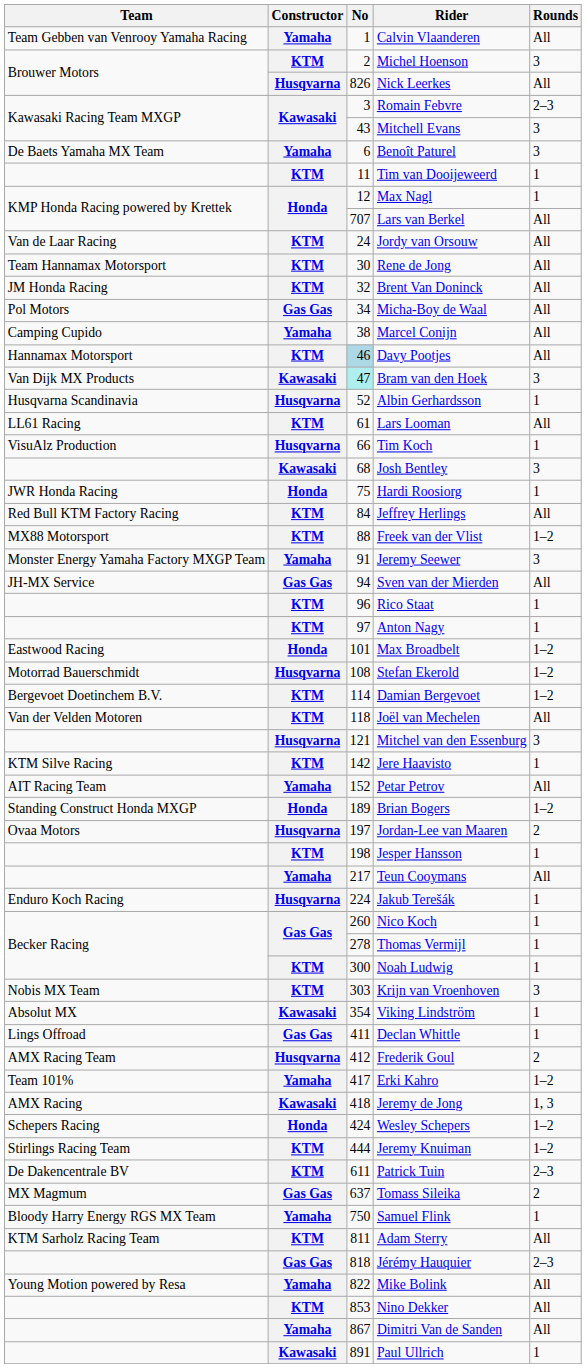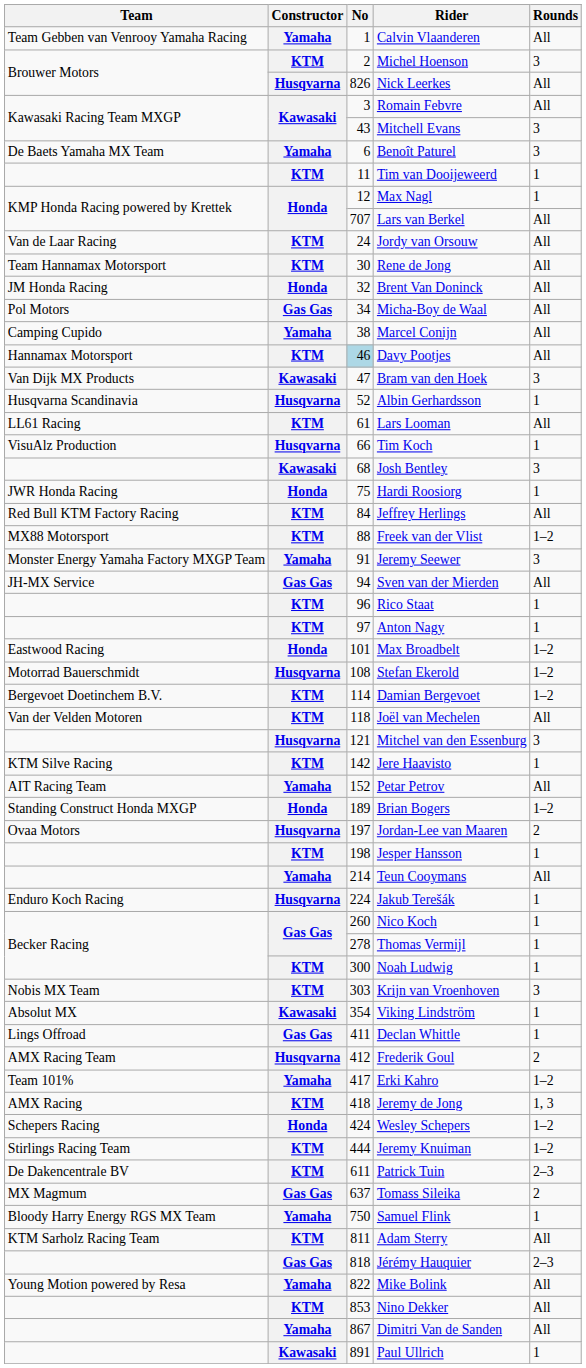(543, 106) 2–3 -> (542, 106) All
(307, 287) KTM -> (307, 287) Honda
(364, 378) paleturquoise background -> (364, 378) no background
(360, 876) 217 -> (360, 876) 214
(307, 1103) Kawasaki -> (307, 1103) KTM
